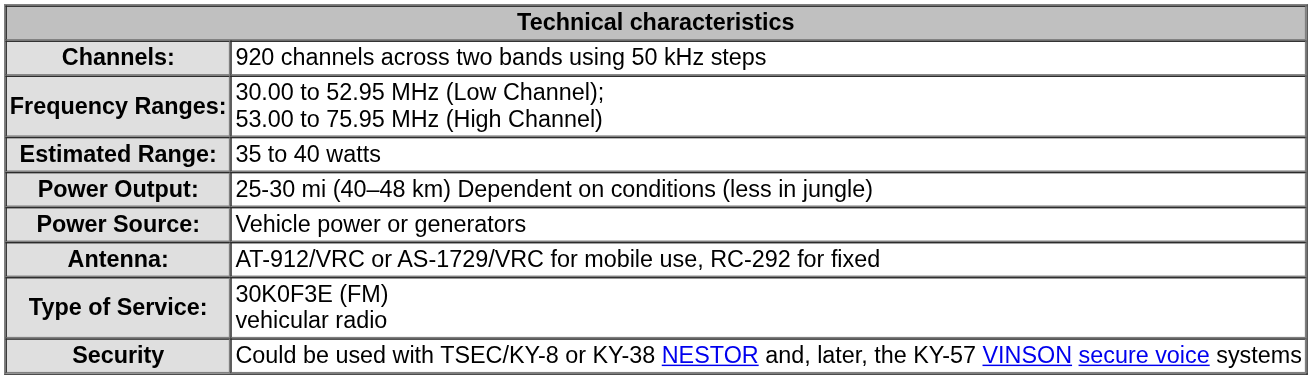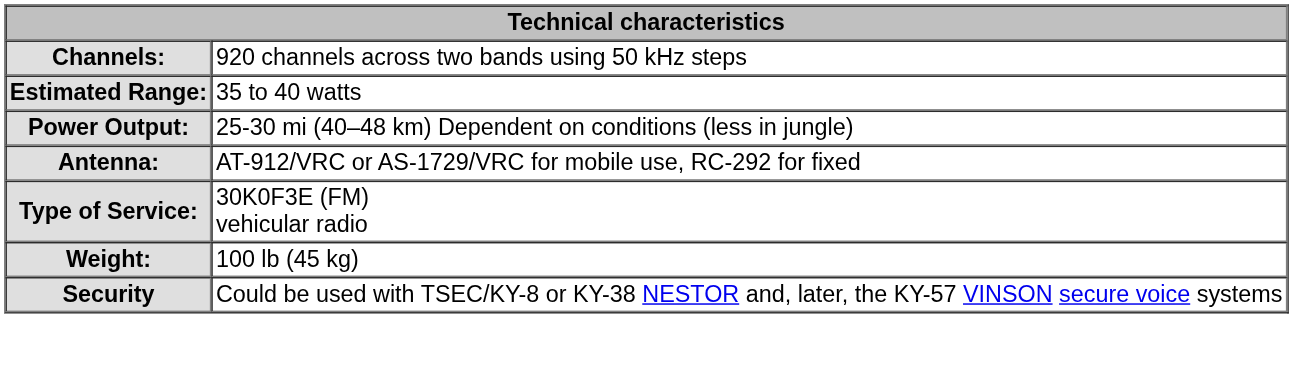- row: (118, 105)
- row: (118, 224)
+ row: (108, 259)
